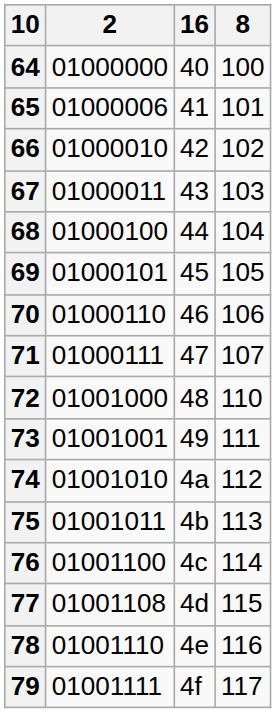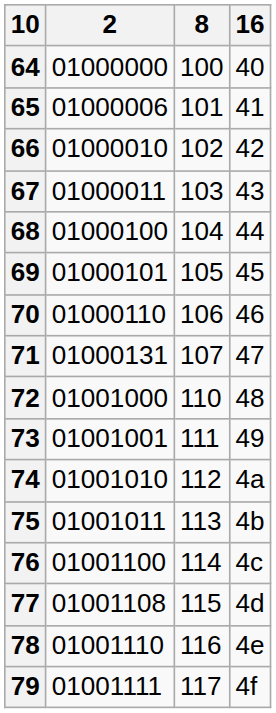columns swapped: (243, 25) <-> (194, 25)
(108, 356) 01000111 -> (110, 356) 01000131
